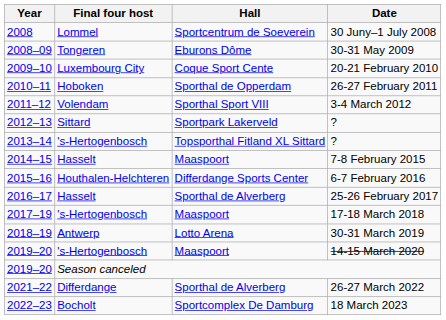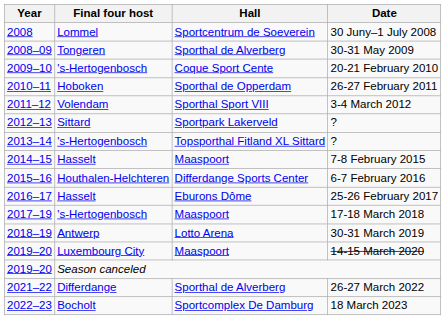(213, 50) Eburons Dôme -> (230, 50) Sporthal de Alverberg
(101, 68) Luxembourg City -> (102, 68) 's-Hertogenbosch
(230, 196) Sporthal de Alverberg -> (213, 196) Eburons Dôme
(102, 251) 's-Hertogenbosch -> (101, 251) Luxembourg City
